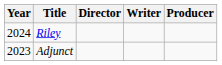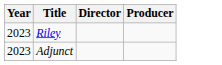- column: (144, 13)
(19, 32) 2024 -> (19, 32) 2023
